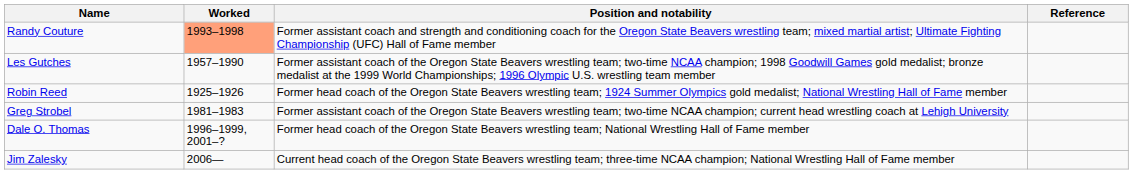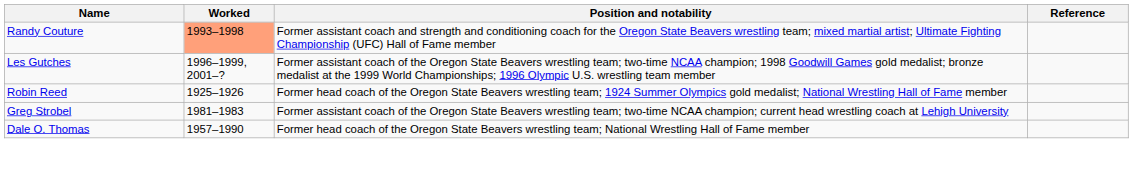(215, 62) 1957–1990 -> (217, 68) 1996–1999, 2001–?
(217, 135) 1996–1999, 2001–? -> (215, 129) 1957–1990
- row: (37, 159)
